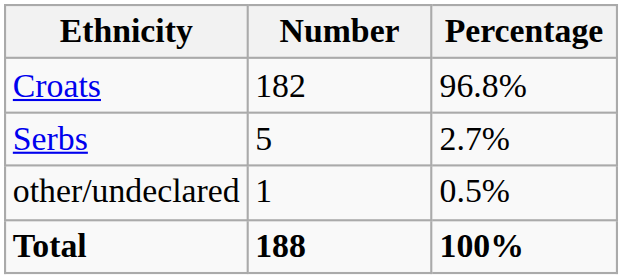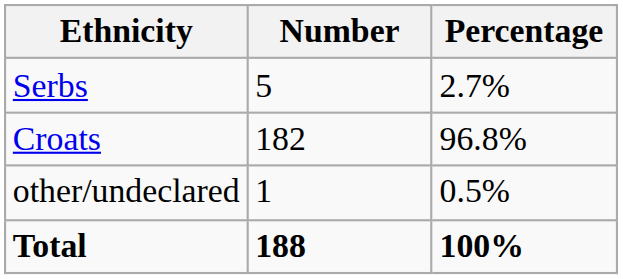rows swapped: (57, 84) <-> (50, 138)
